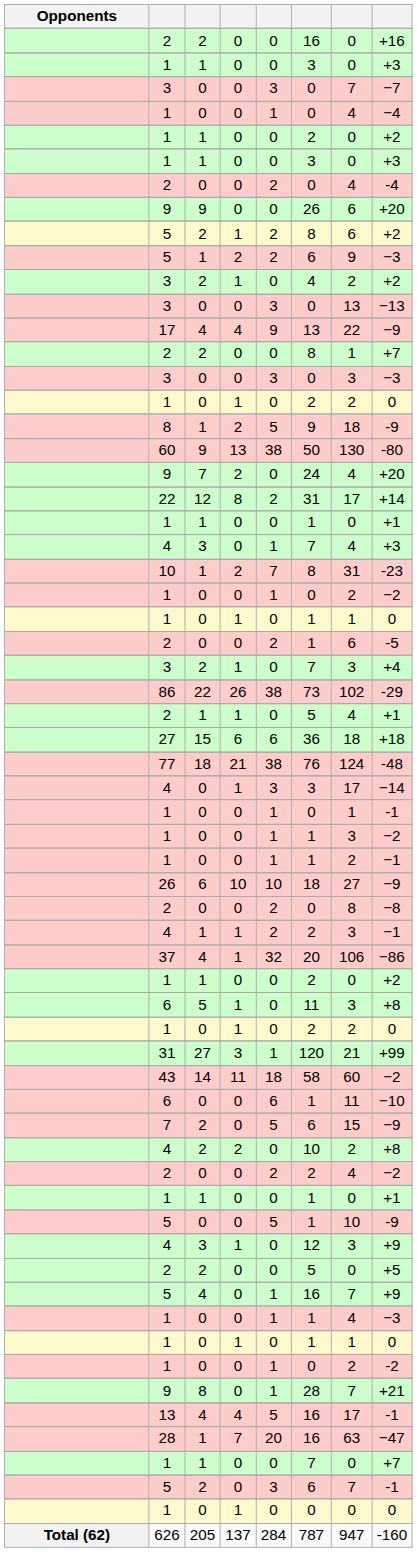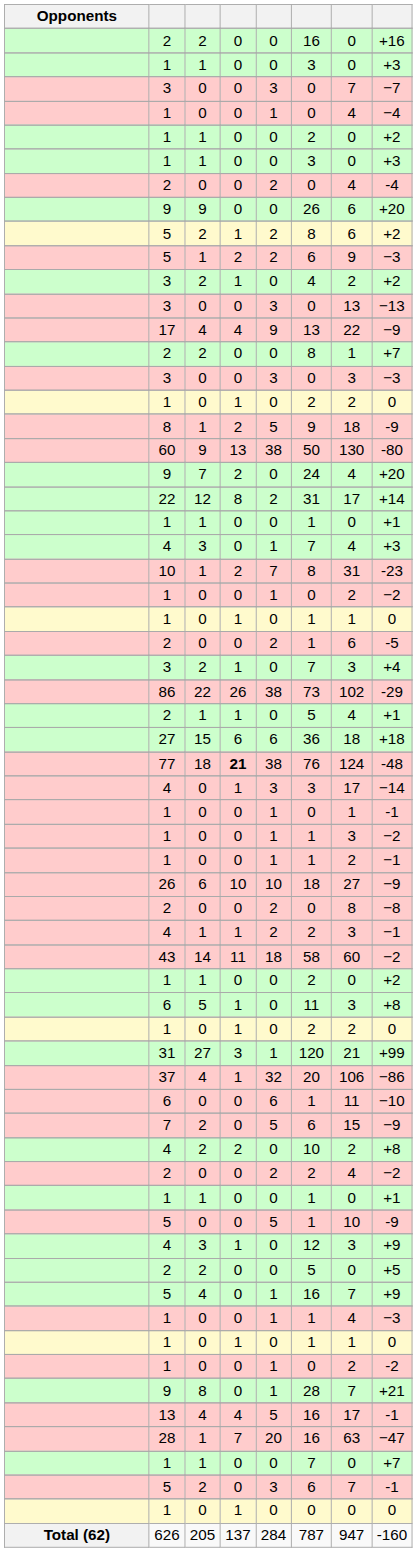(238, 763) normal -> (238, 763) bold
rows swapped: (167, 956) <-> (167, 1077)
